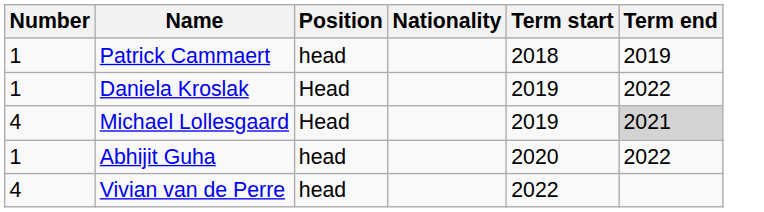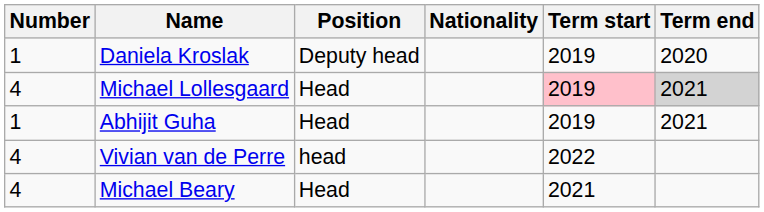- row: (185, 55)
(324, 88) Head -> (359, 55) Deputy head
(647, 88) 2022 -> (684, 55) 2020
(535, 122) no background -> (572, 88) pink background
(323, 156) head -> (324, 122) Head
(535, 156) 2020 -> (572, 122) 2019
(647, 156) 2022 -> (684, 122) 2021
+ row: (167, 190)
